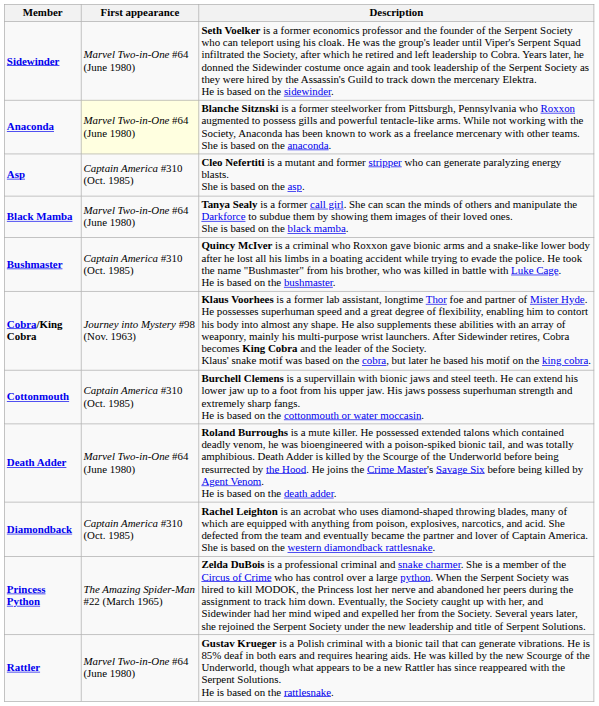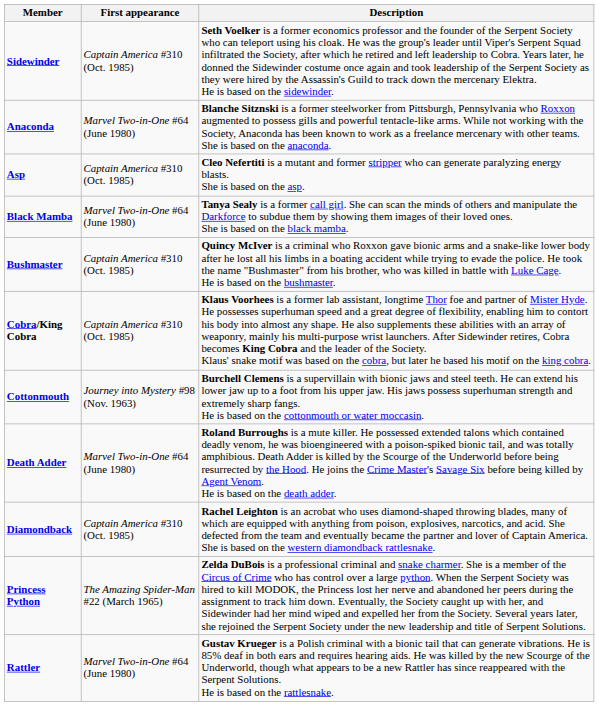(136, 60) Marvel Two-in-One #64 (June 1980) -> (133, 60) Captain America #310 (Oct. 1985)
(136, 127) lightyellow background -> (136, 127) no background
(139, 330) Journey into Mystery #98 (Nov. 1963) -> (133, 330) Captain America #310 (Oct. 1985)
(133, 397) Captain America #310 (Oct. 1985) -> (139, 397) Journey into Mystery #98 (Nov. 1963)
